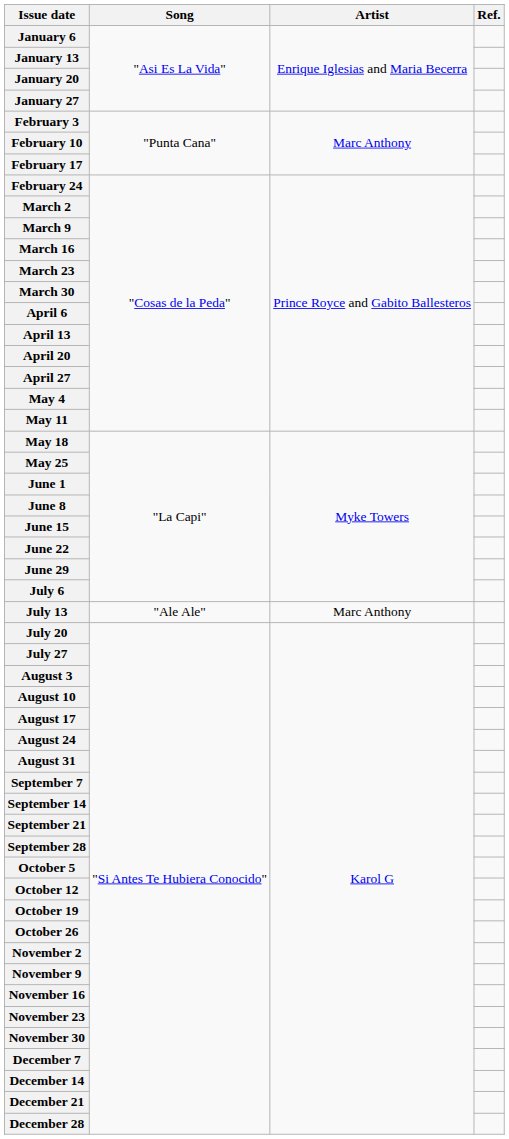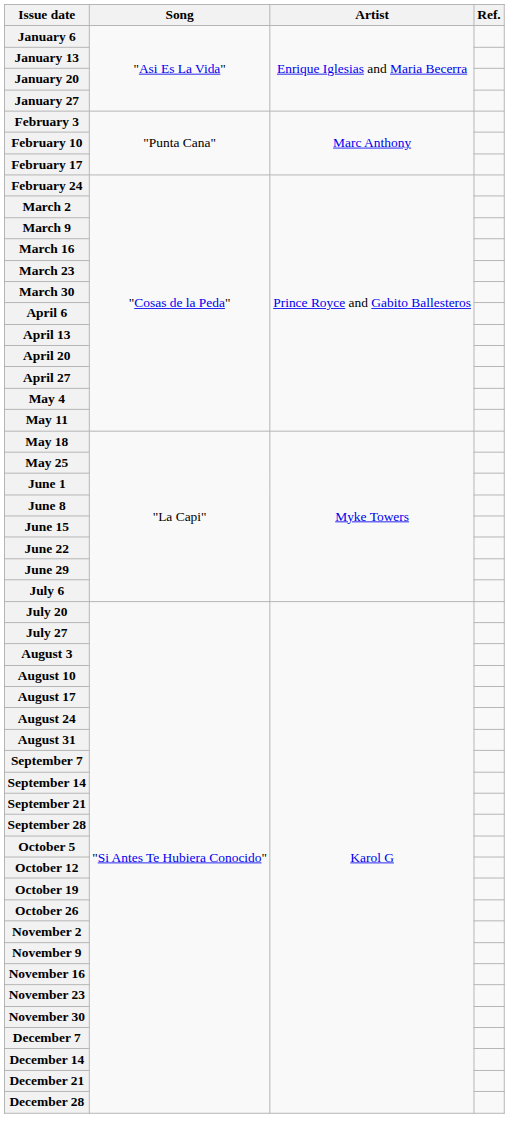- row: (47, 611)
